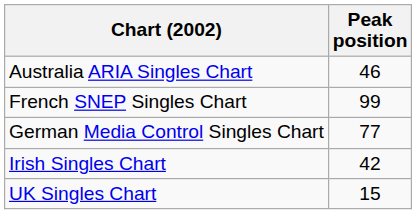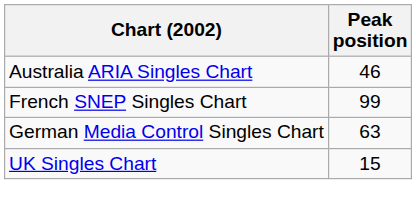(370, 132) 77 -> (370, 132) 63
- row: (87, 163)
